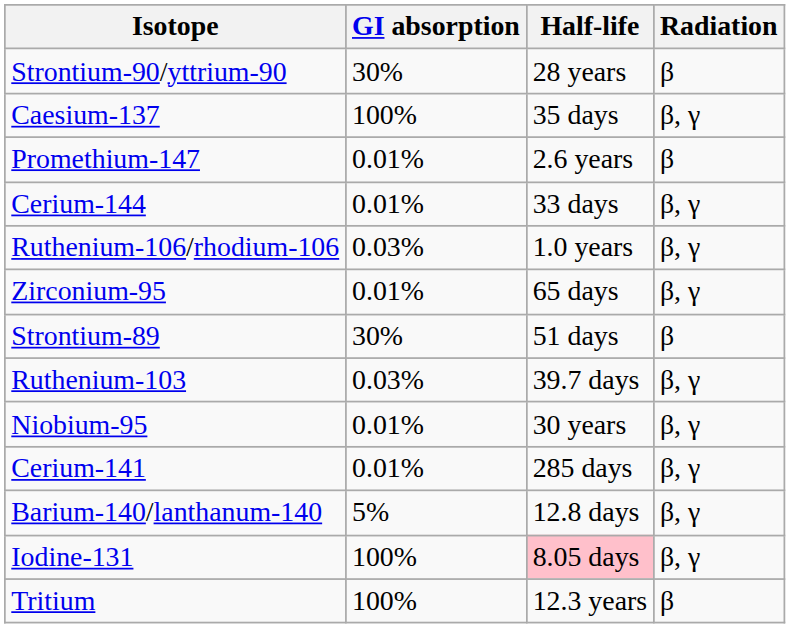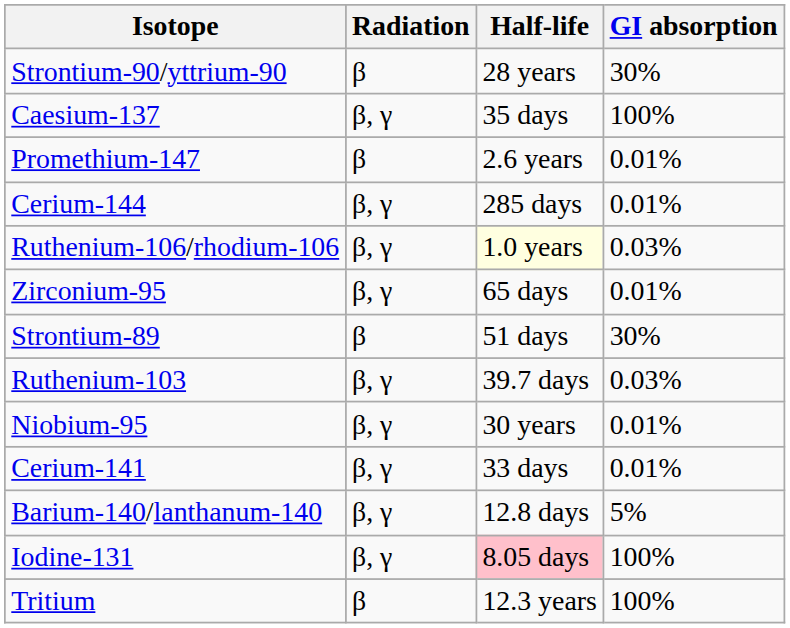columns swapped: (719, 26) <-> (436, 26)
(576, 203) 33 days -> (532, 203) 285 days
(583, 247) no background -> (533, 247) lightyellow background
(583, 468) 285 days -> (525, 468) 33 days
